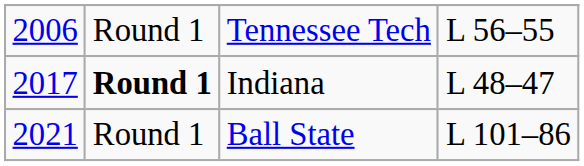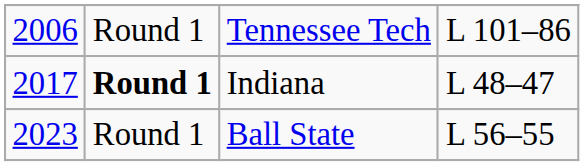(500, 30) L 56–55 -> (508, 30) L 101–86
(45, 133) 2021 -> (45, 133) 2023
(508, 133) L 101–86 -> (500, 133) L 56–55
